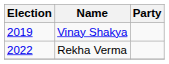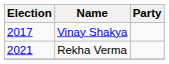(20, 31) 2019 -> (20, 31) 2017
(20, 50) 2022 -> (20, 50) 2021
